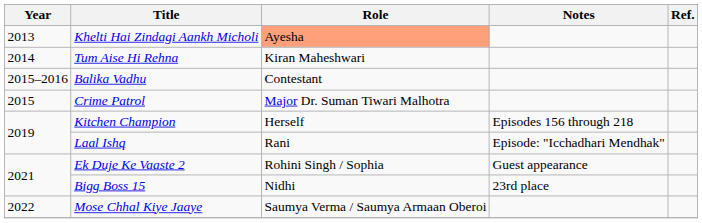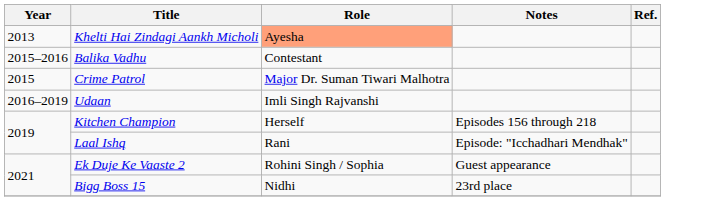- row: (126, 57)
+ row: (92, 100)
- row: (138, 206)
